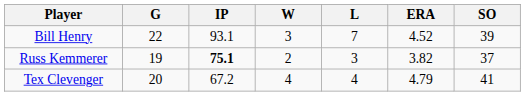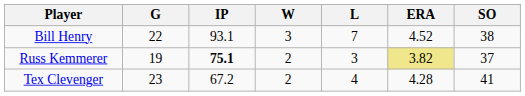(487, 36) 39 -> (487, 36) 38
(421, 58) no background -> (421, 58) khaki background
(156, 79) 20 -> (156, 79) 23
(288, 79) 4 -> (288, 79) 2
(421, 79) 4.79 -> (421, 79) 4.28
